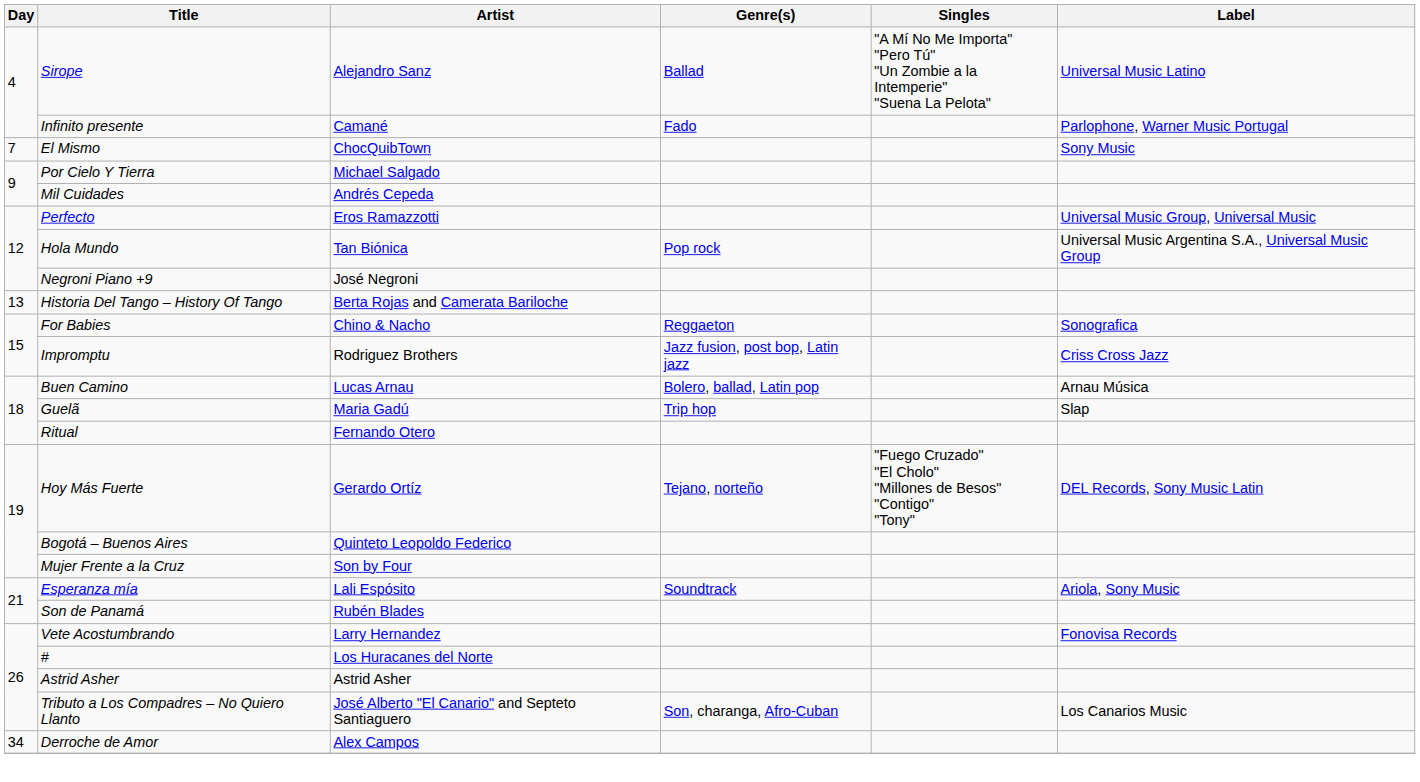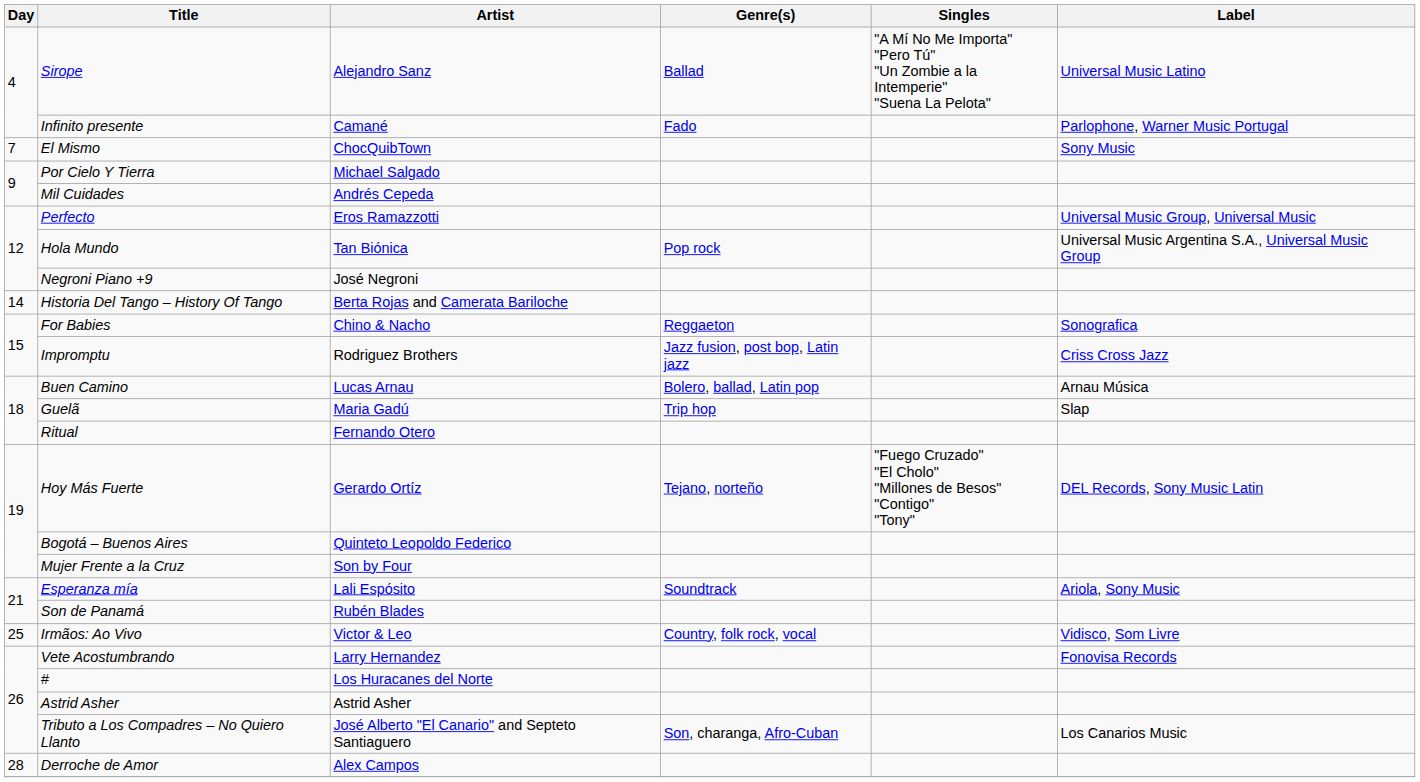(16, 302) 13 -> (16, 302) 14
+ row: (91, 634)
(16, 742) 34 -> (16, 765) 28
